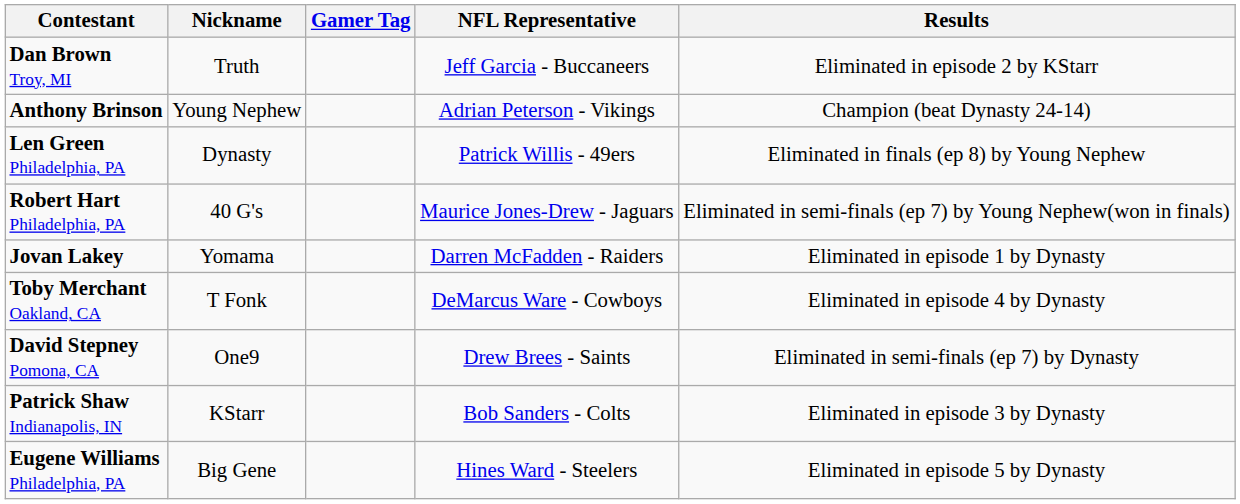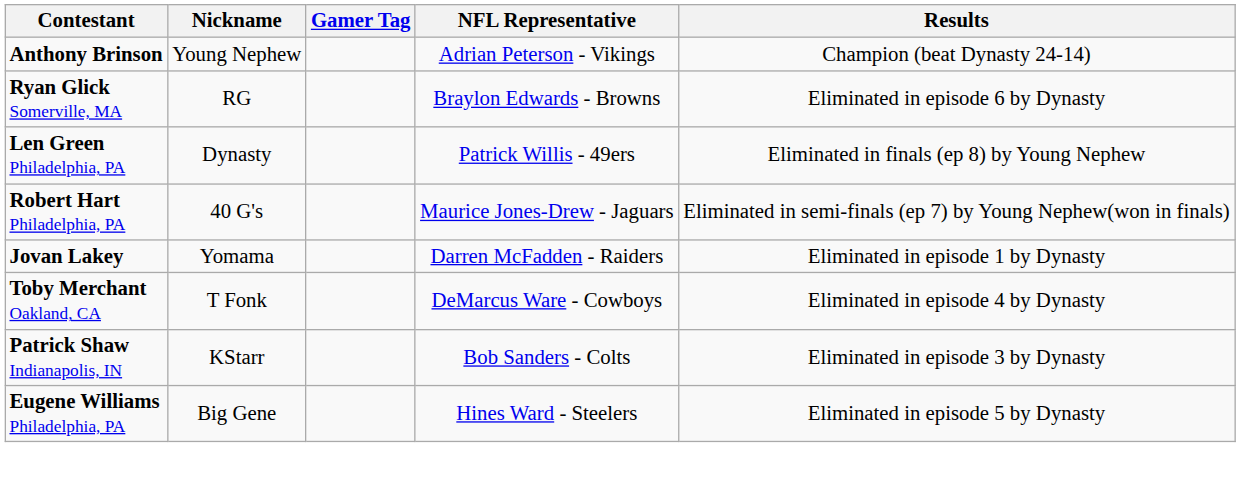- row: (60, 65)
+ row: (66, 98)
- row: (74, 357)
